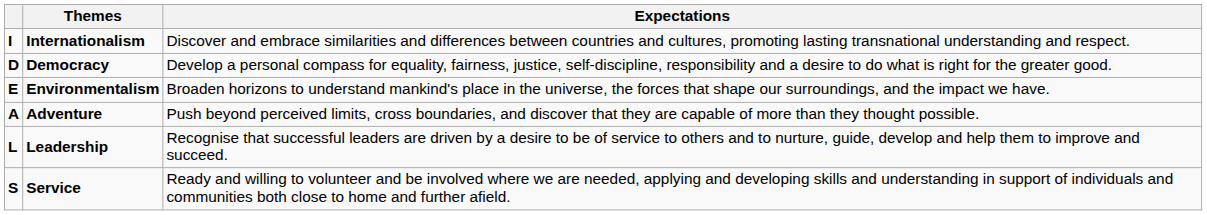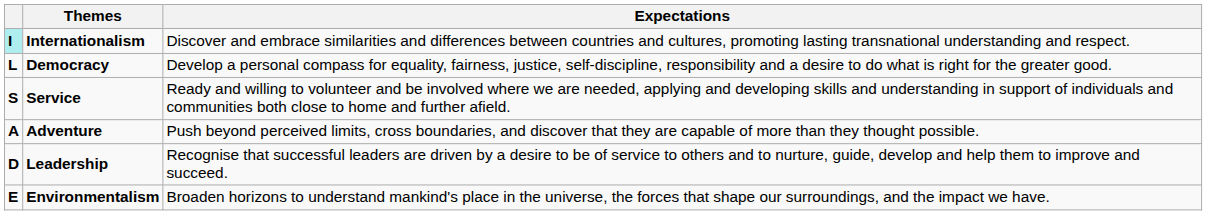(10, 41) no background -> (10, 41) paleturquoise background
(14, 65) D -> (13, 65) L
rows swapped: (93, 89) <-> (54, 188)
(13, 147) L -> (14, 164) D
